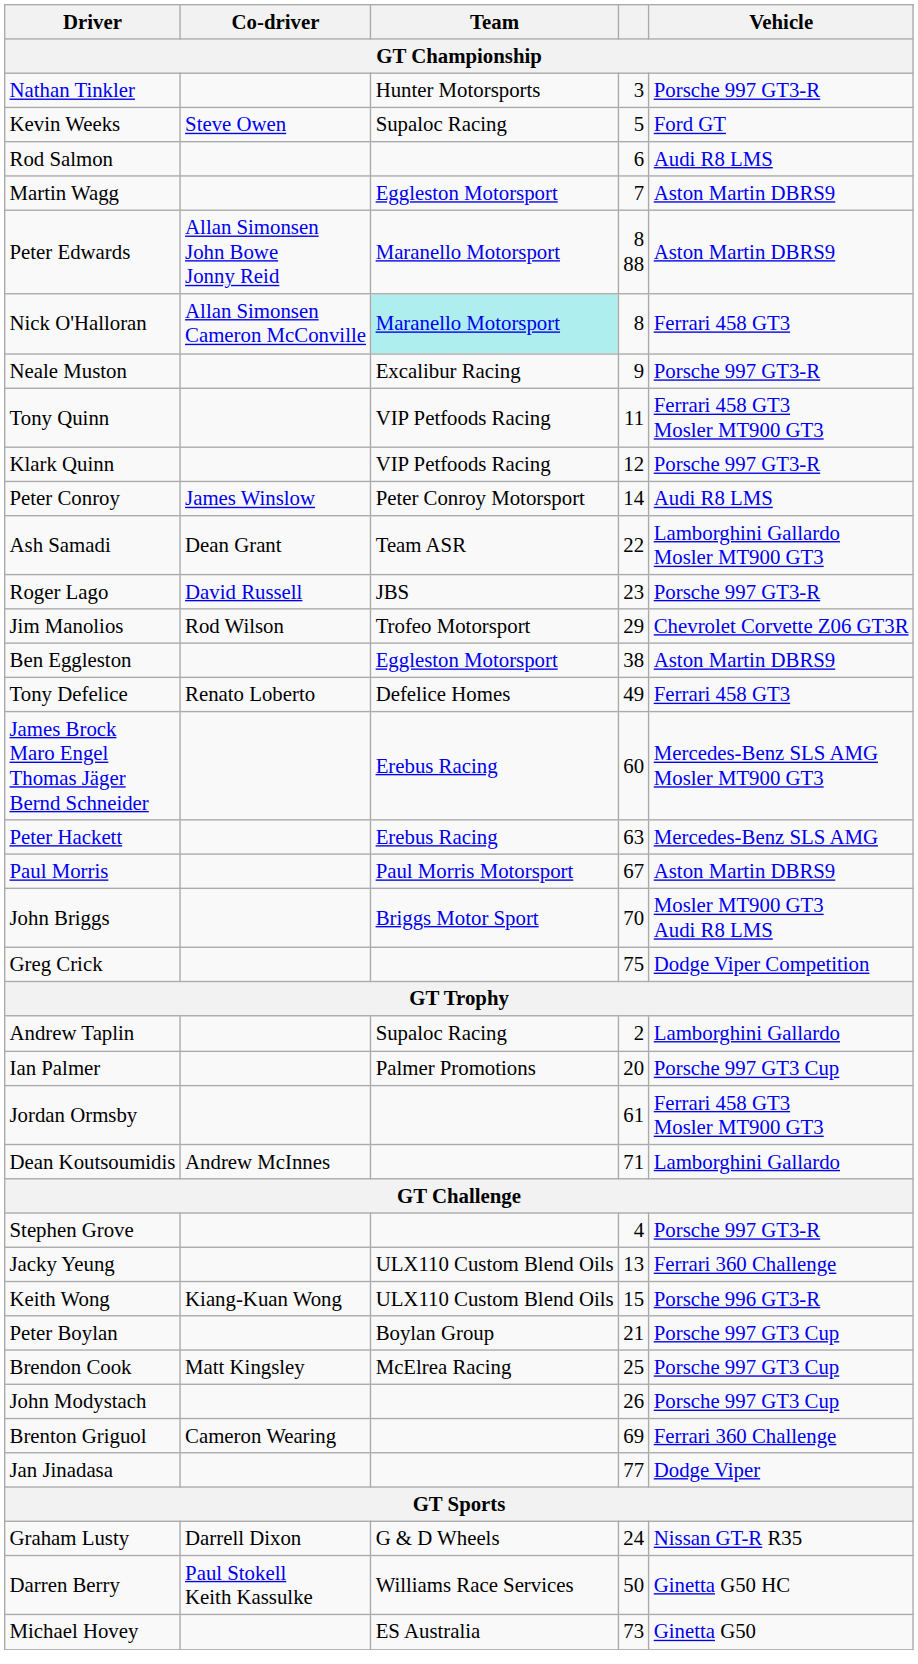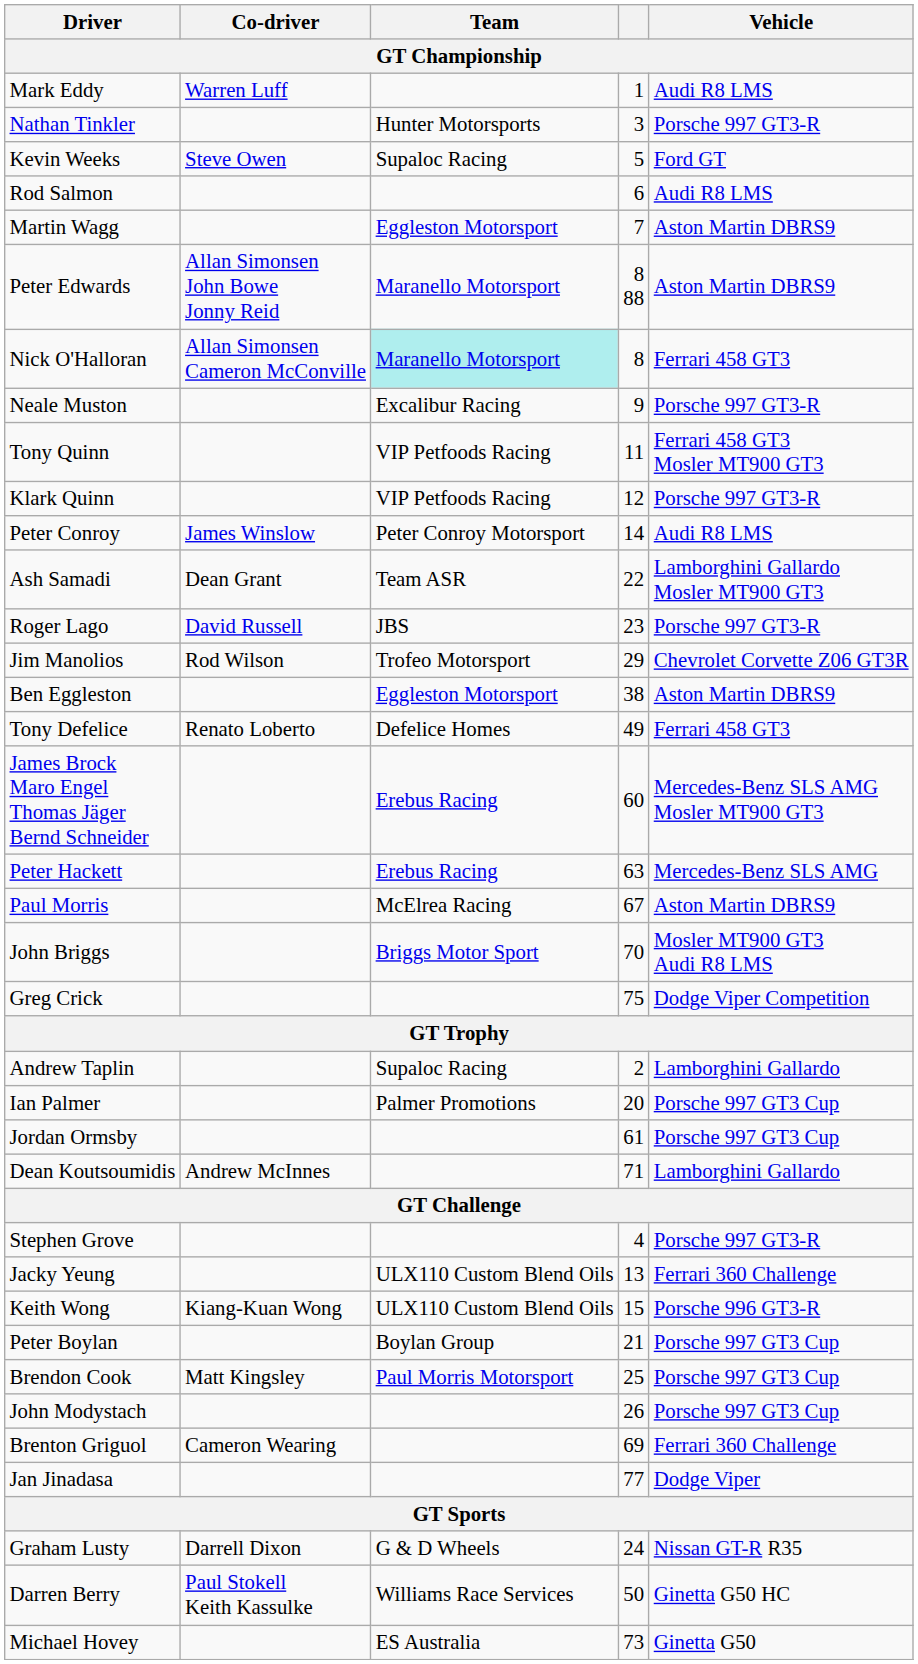+ row: (57, 90)
(474, 871) Paul Morris Motorsport -> (444, 905) McElrea Racing
(739, 1114) Ferrari 458 GT3 Mosler MT900 GT3 -> (747, 1136) Porsche 997 GT3 Cup
(444, 1367) McElrea Racing -> (474, 1376) Paul Morris Motorsport
